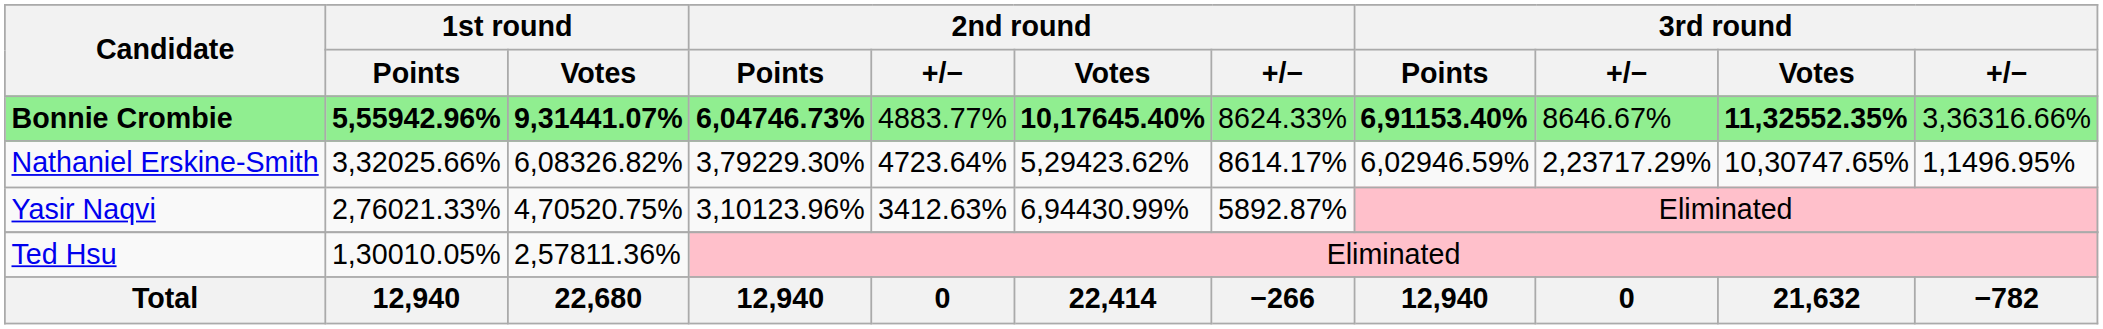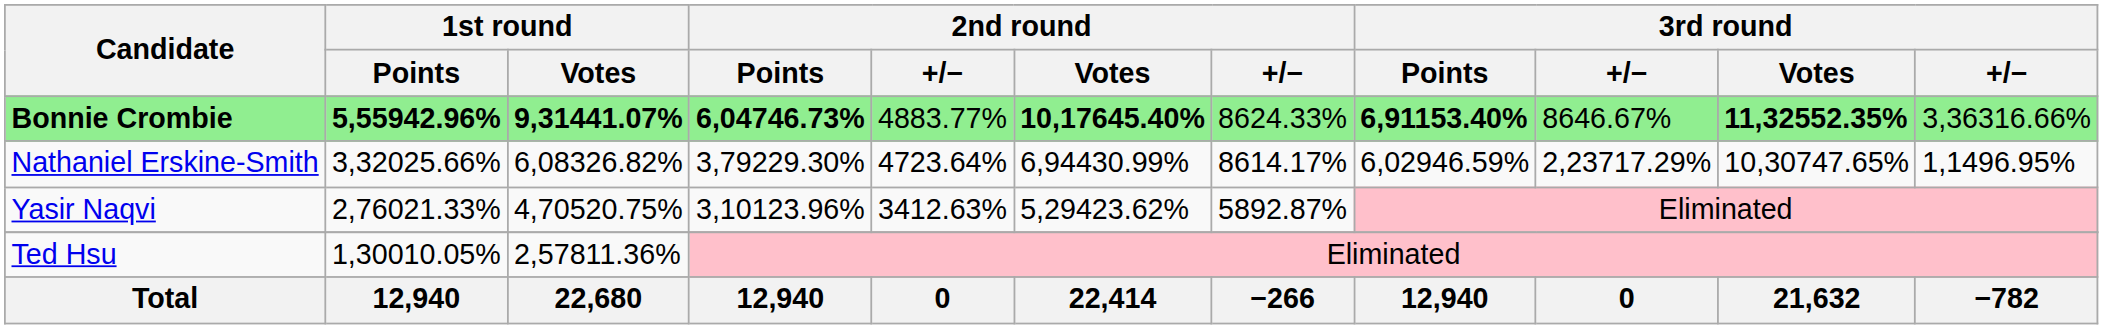(1105, 163) 5,29423.62% -> (1105, 163) 6,94430.99%
(1105, 208) 6,94430.99% -> (1105, 208) 5,29423.62%
